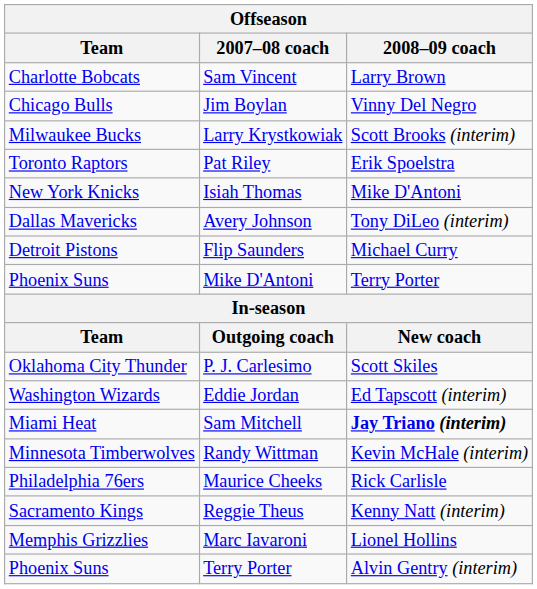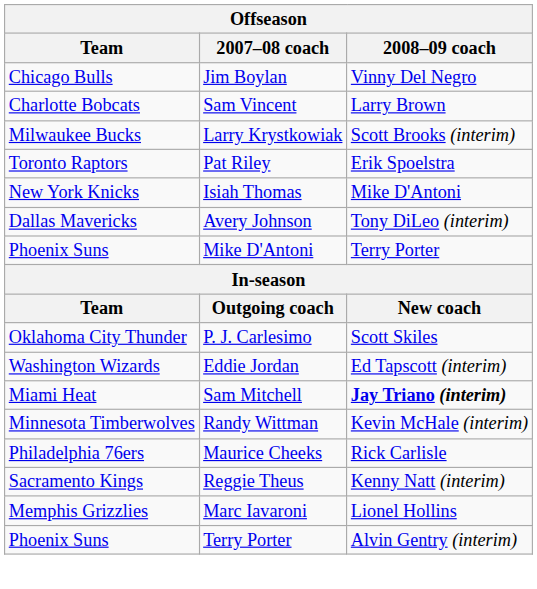rows swapped: (250, 76) <-> (245, 105)
- row: (254, 250)
